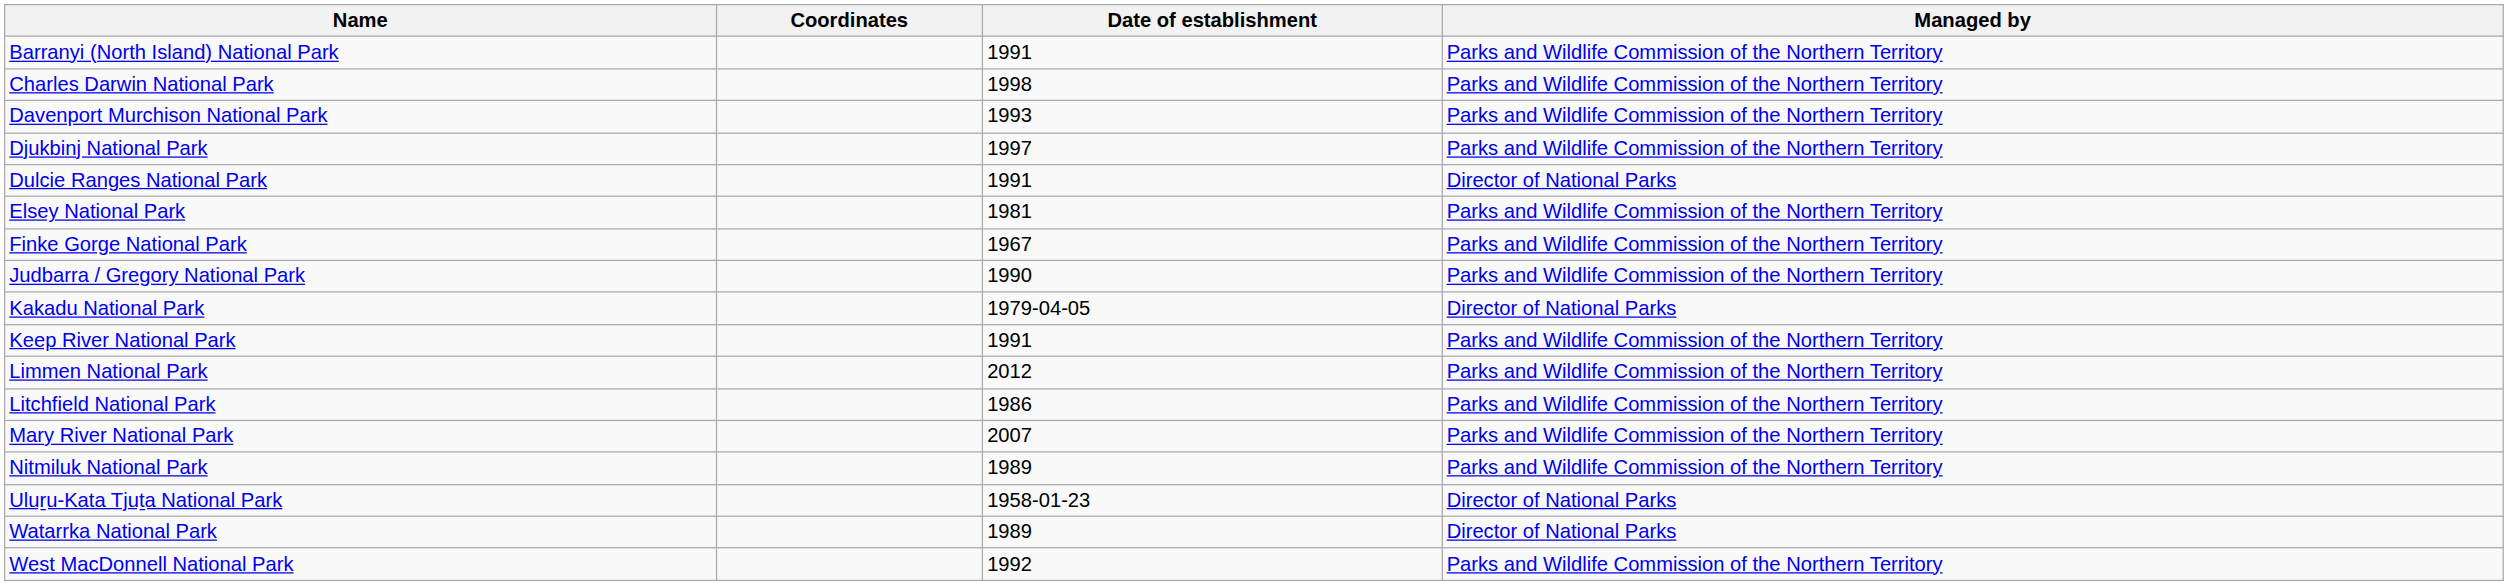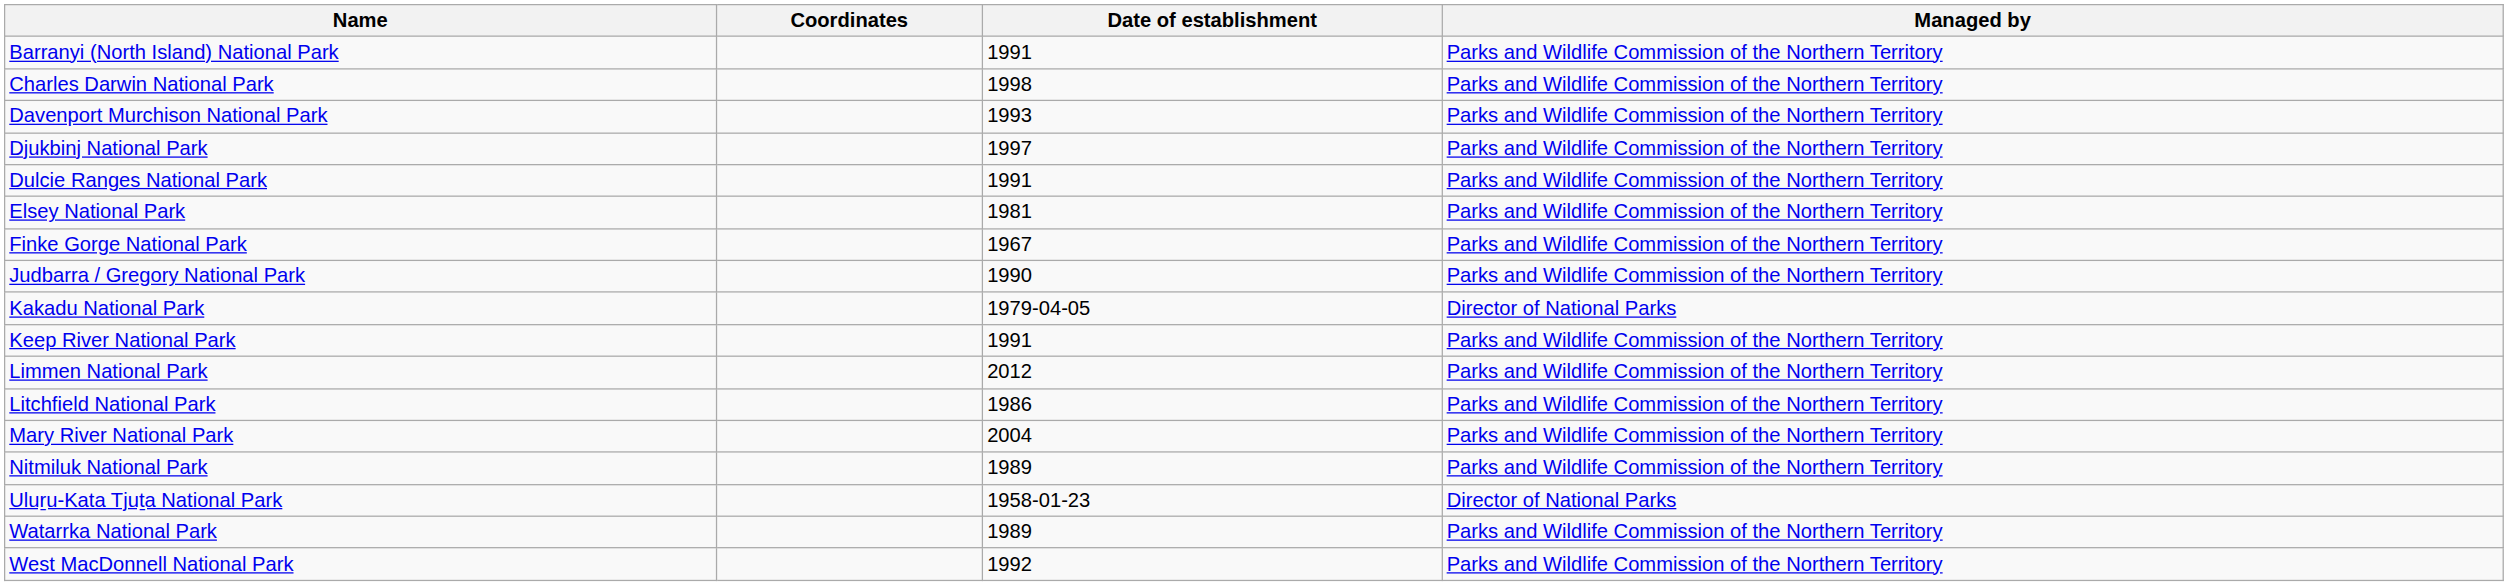(1562, 180) Director of National Parks -> (1695, 180) Parks and Wildlife Commission of the Northern Territory
(1010, 436) 2007 -> (1010, 436) 2004
(1562, 532) Director of National Parks -> (1695, 532) Parks and Wildlife Commission of the Northern Territory
